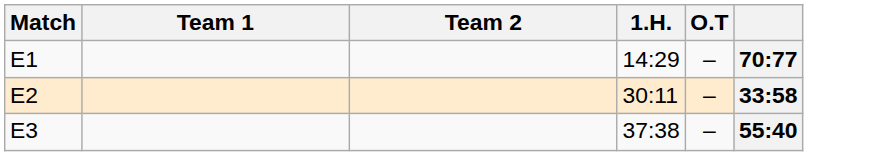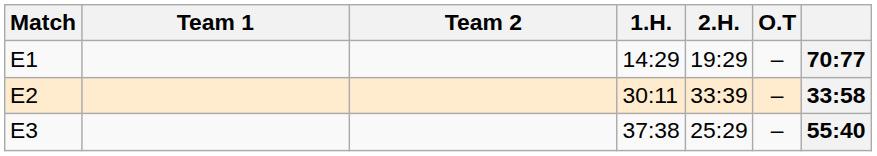+ column: (719, 22)
